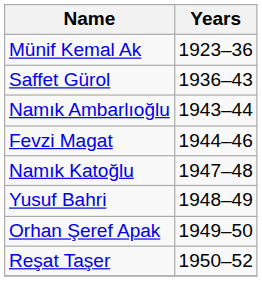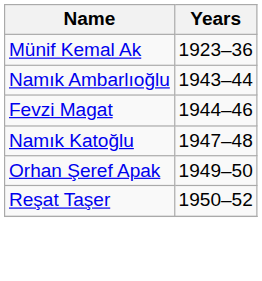- row: (60, 79)
- row: (58, 200)
